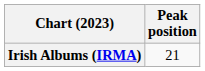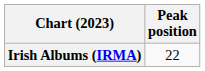(172, 54) 21 -> (172, 54) 22
